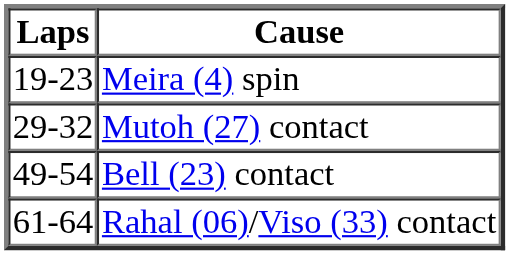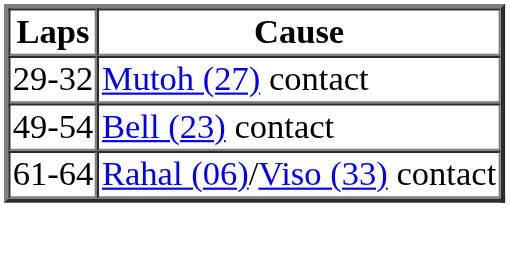- row: (201, 79)
